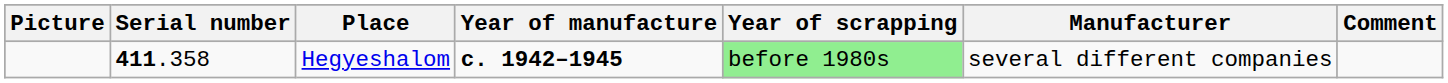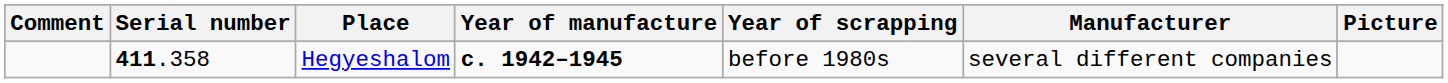columns swapped: (57, 23) <-> (1390, 23)
(809, 60) lightgreen background -> (809, 60) no background
